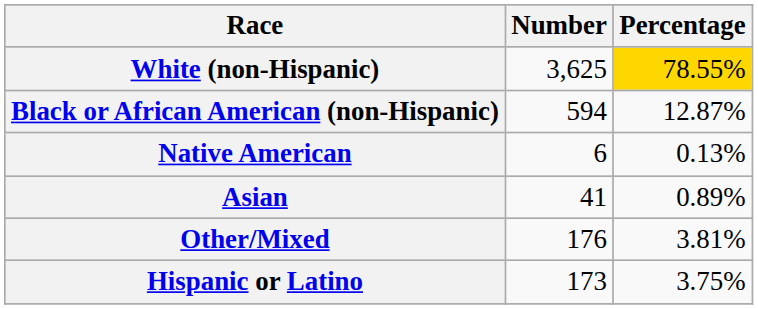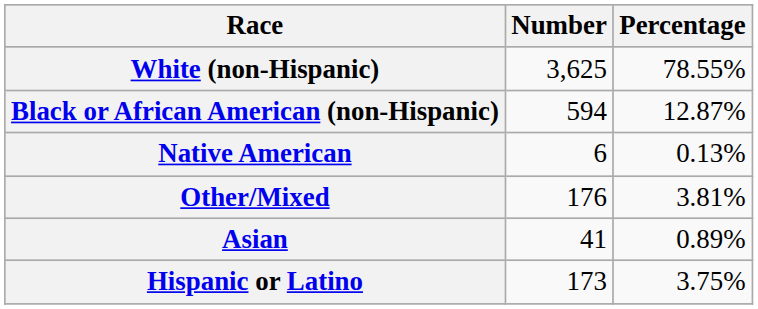(704, 68) gold background -> (704, 68) no background
rows swapped: (255, 196) <-> (255, 238)
